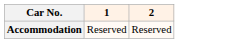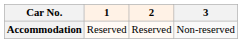+ column: (206, 13)
